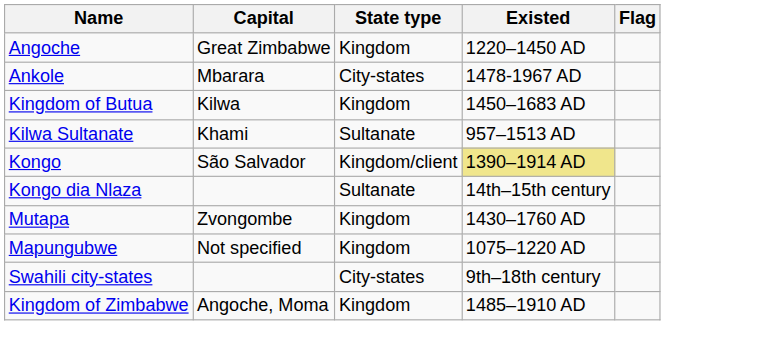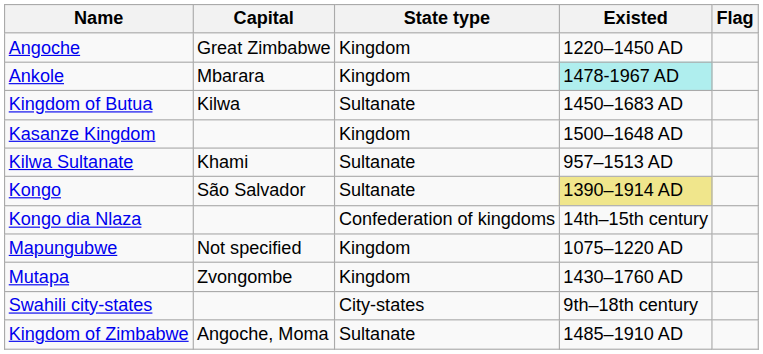(382, 76) City-states -> (375, 76) Kingdom
(524, 76) no background -> (621, 76) paleturquoise background
(375, 104) Kingdom -> (377, 104) Sultanate
+ row: (82, 133)
(398, 162) Kingdom/client -> (377, 190) Sultanate
(377, 190) Sultanate -> (447, 219) Confederation of kingdoms
rows swapped: (63, 248) <-> (39, 219)
(375, 305) Kingdom -> (377, 334) Sultanate
